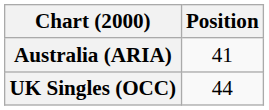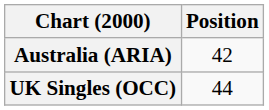(222, 54) 41 -> (222, 54) 42
